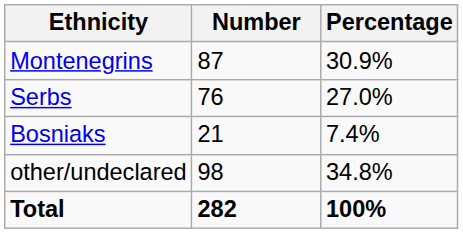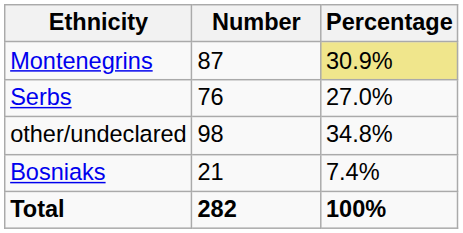(359, 60) no background -> (359, 60) khaki background
rows swapped: (58, 135) <-> (98, 172)
